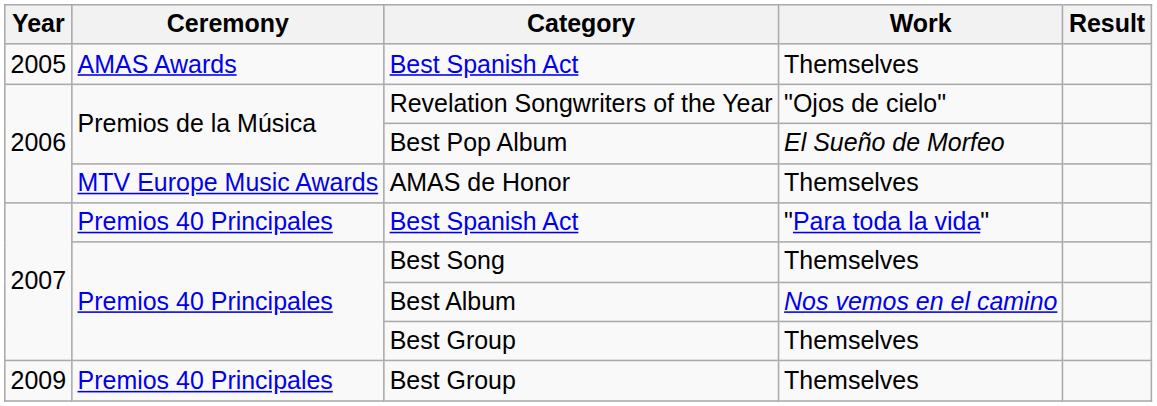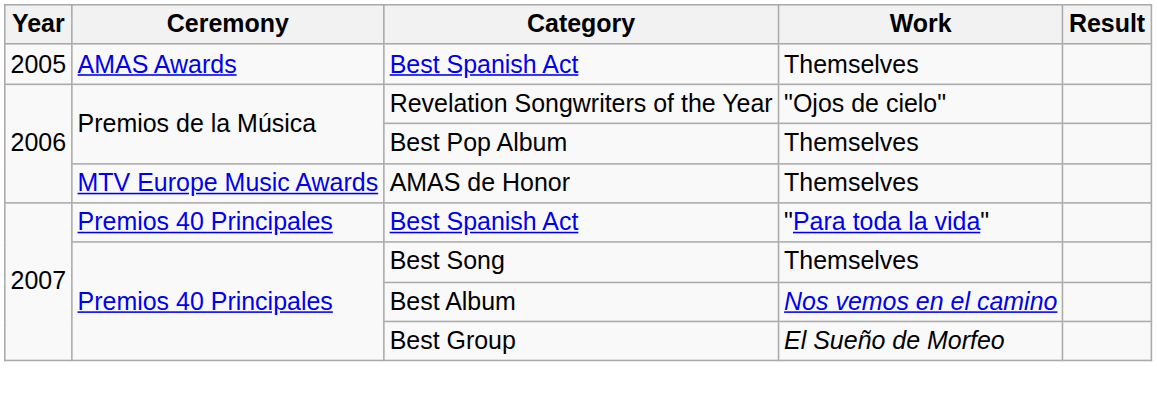(894, 143) El Sueño de Morfeo -> (851, 143) Themselves
(851, 340) Themselves -> (894, 340) El Sueño de Morfeo
- row: (38, 380)
